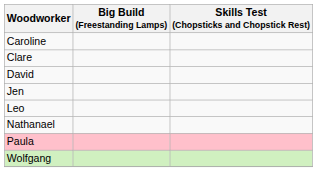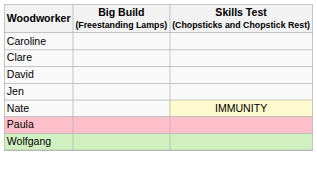- row: (16, 108)
+ row: (18, 108)
- row: (31, 125)
